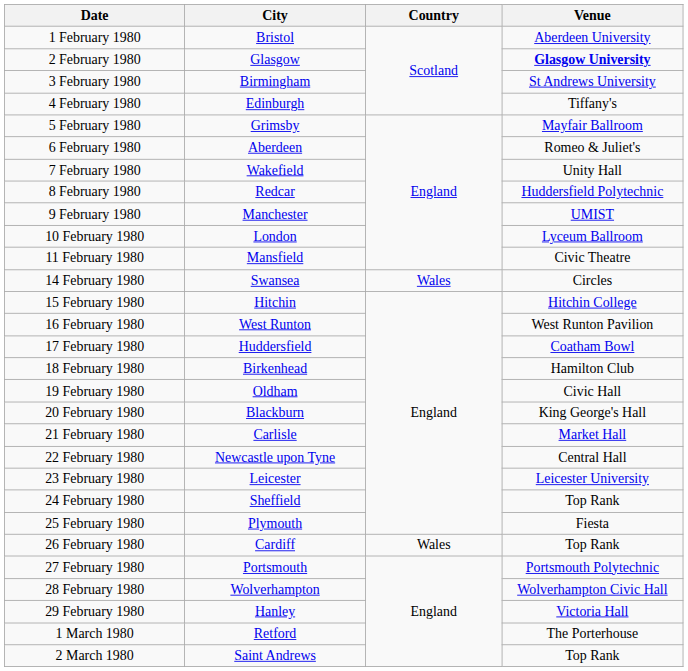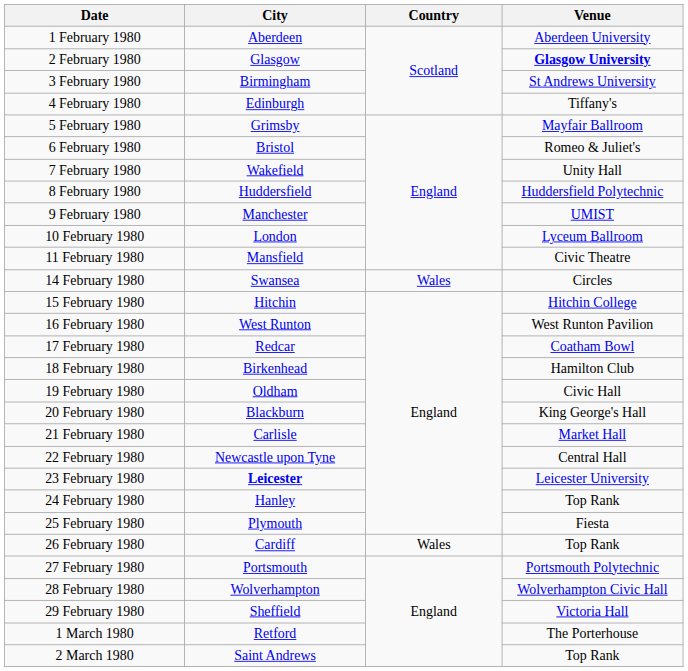(275, 37) Bristol -> (275, 37) Aberdeen
(275, 147) Aberdeen -> (275, 147) Bristol
(275, 192) Redcar -> (275, 192) Huddersfield
(275, 346) Huddersfield -> (275, 346) Redcar
(275, 479) normal -> (275, 479) bold
(275, 501) Sheffield -> (275, 501) Hanley
(275, 611) Hanley -> (275, 611) Sheffield
